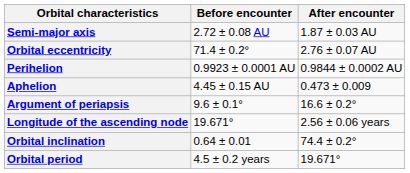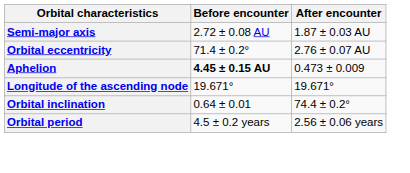- row: (35, 68)
(232, 86) normal -> (232, 68) bold
- row: (68, 104)
(345, 123) 2.56 ± 0.06 years -> (314, 86) 19.671°
(320, 159) 19.671° -> (339, 123) 2.56 ± 0.06 years
